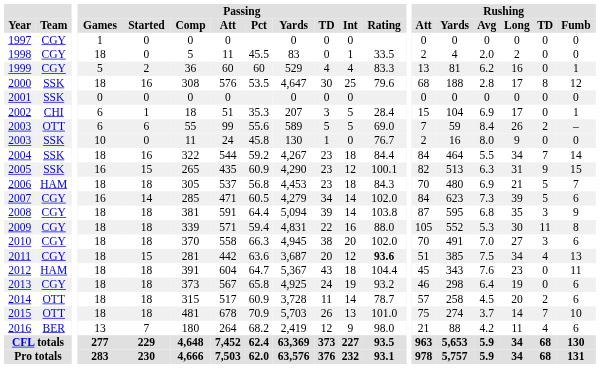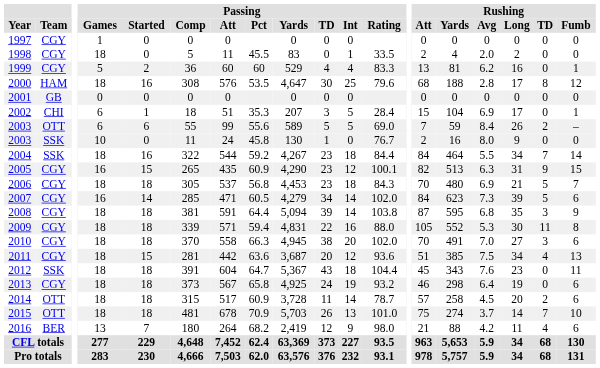(54, 83) SSK -> (54, 83) HAM
(54, 97) SSK -> (54, 97) GB
(54, 169) SSK -> (54, 169) CGY
(54, 184) HAM -> (54, 184) CGY
(384, 256) bold -> (384, 256) normal
(54, 270) HAM -> (54, 270) SSK
